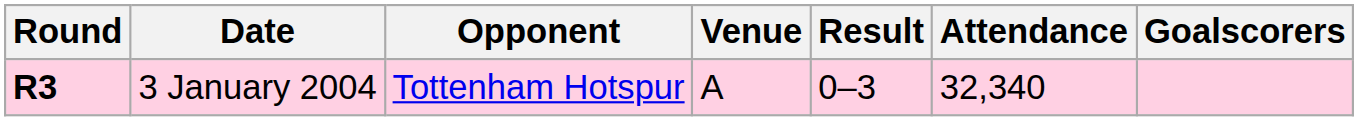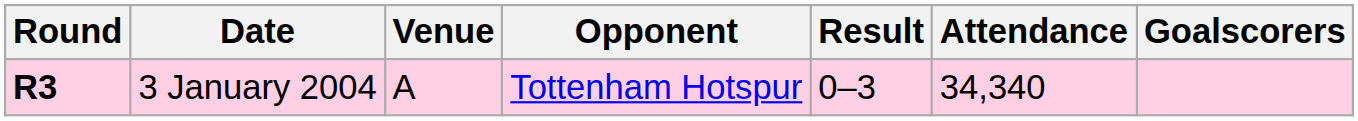columns swapped: (539, 31) <-> (751, 31)
(993, 86) 32,340 -> (993, 86) 34,340
